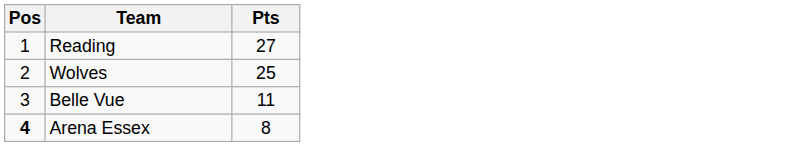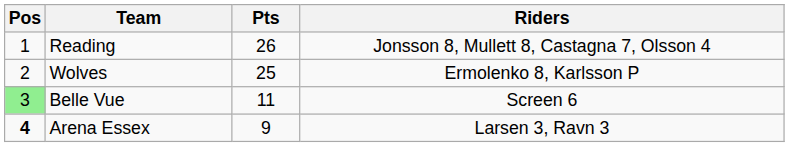+ column: (542, 18)
(266, 45) 27 -> (266, 45) 26
(25, 100) no background -> (25, 100) lightgreen background
(266, 127) 8 -> (266, 127) 9
